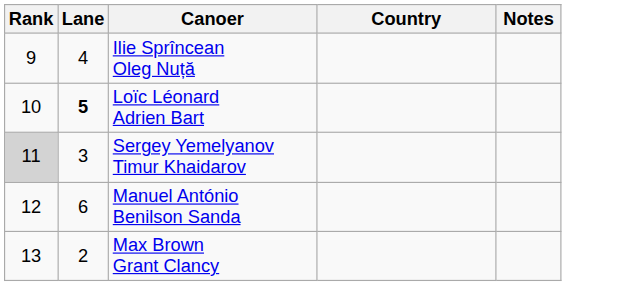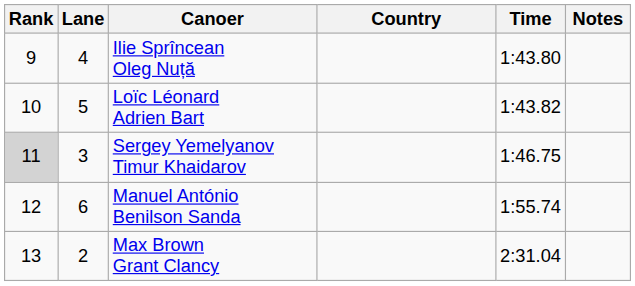+ column: (531, 18)
(83, 107) bold -> (83, 107) normal
